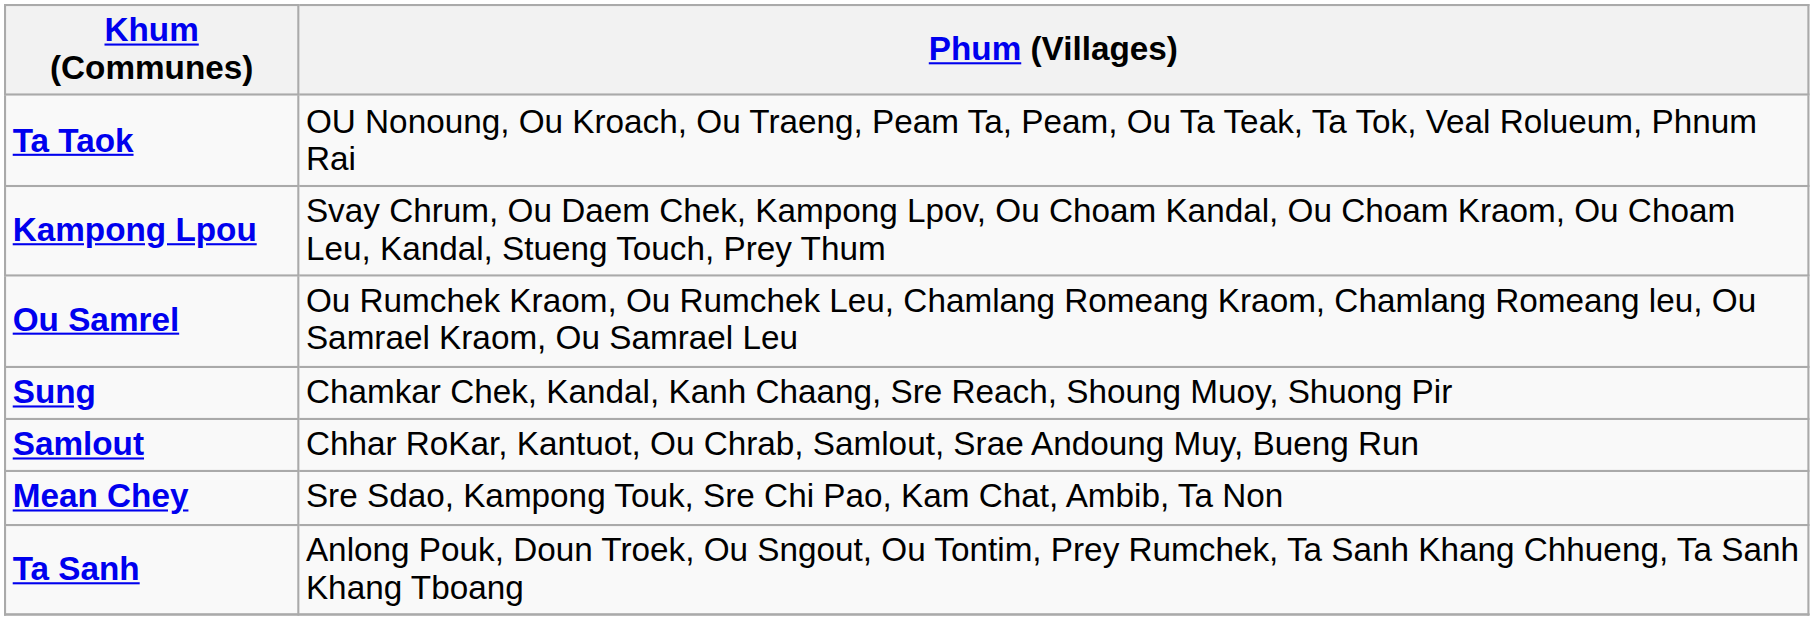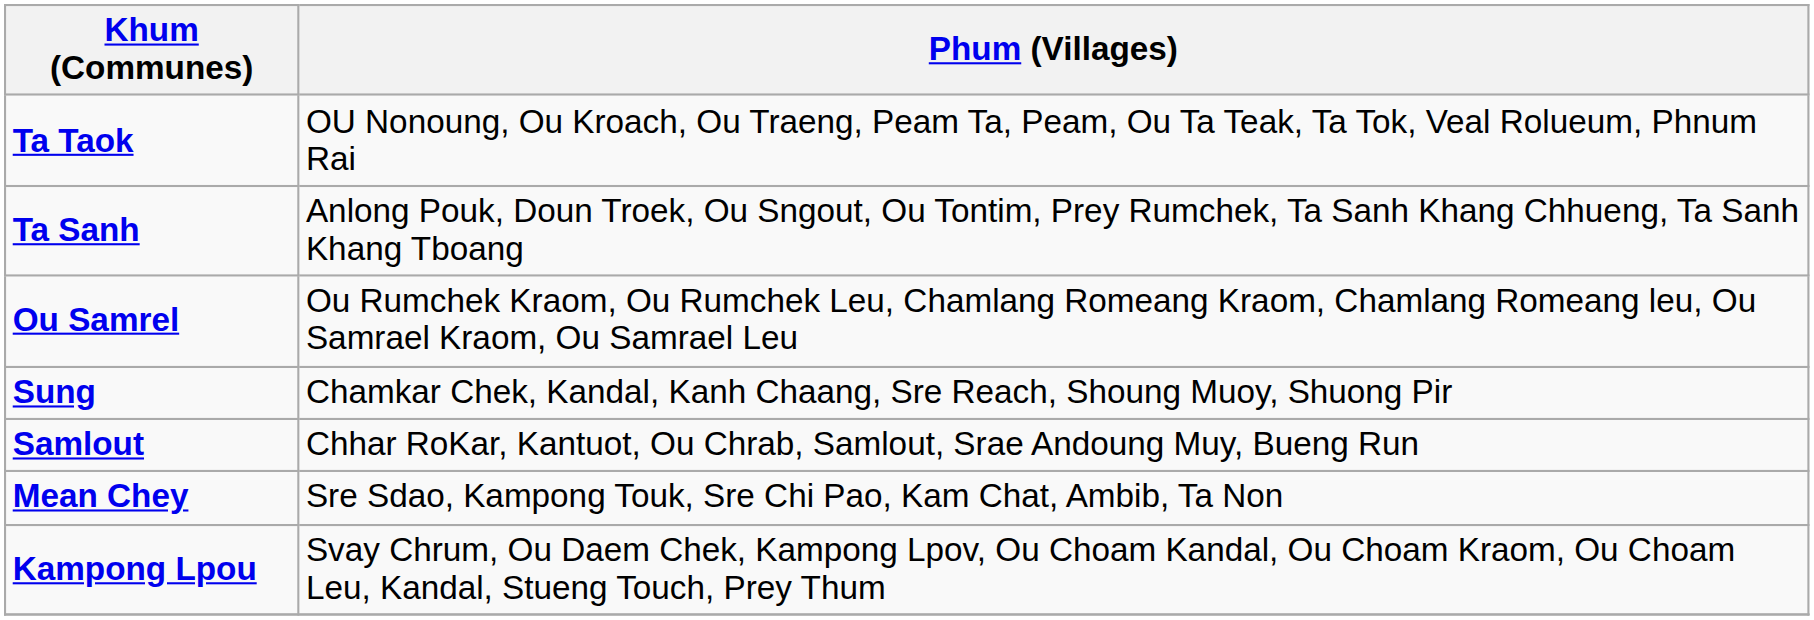rows swapped: (135, 230) <-> (76, 568)
